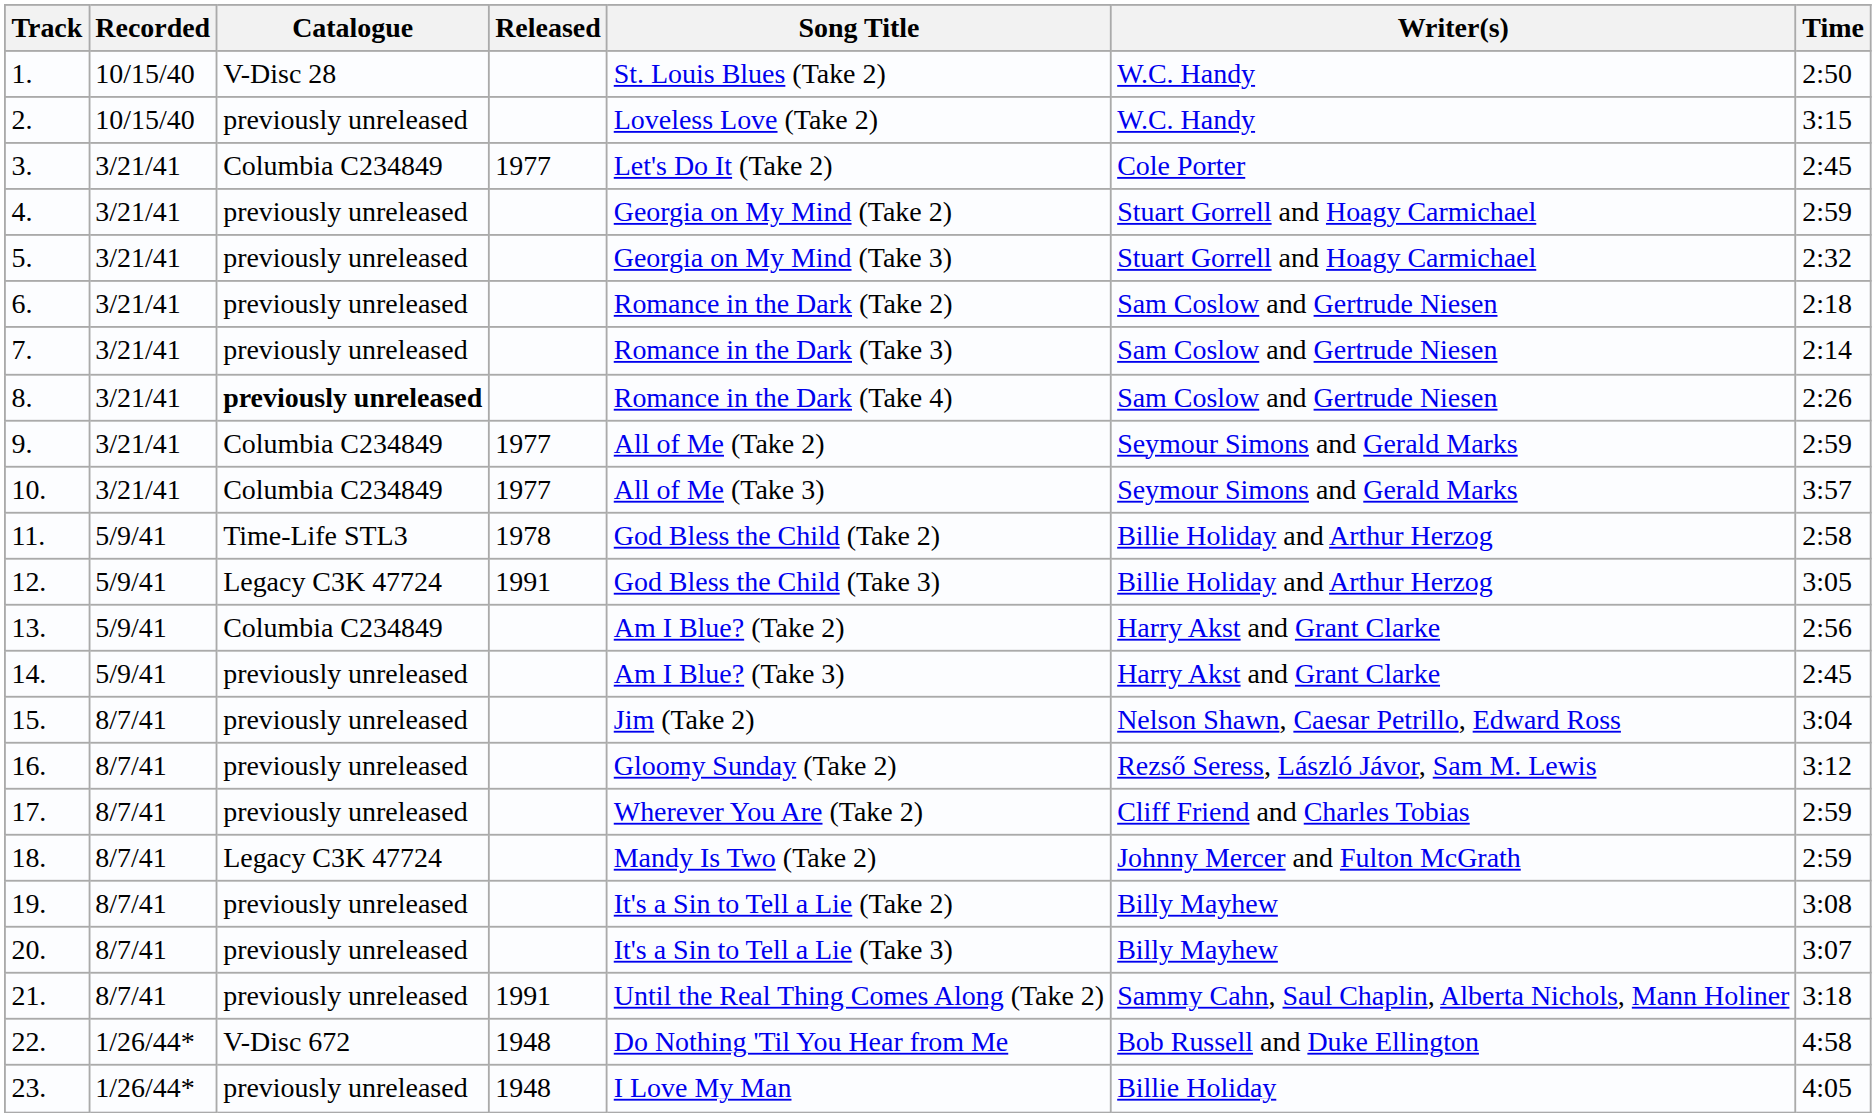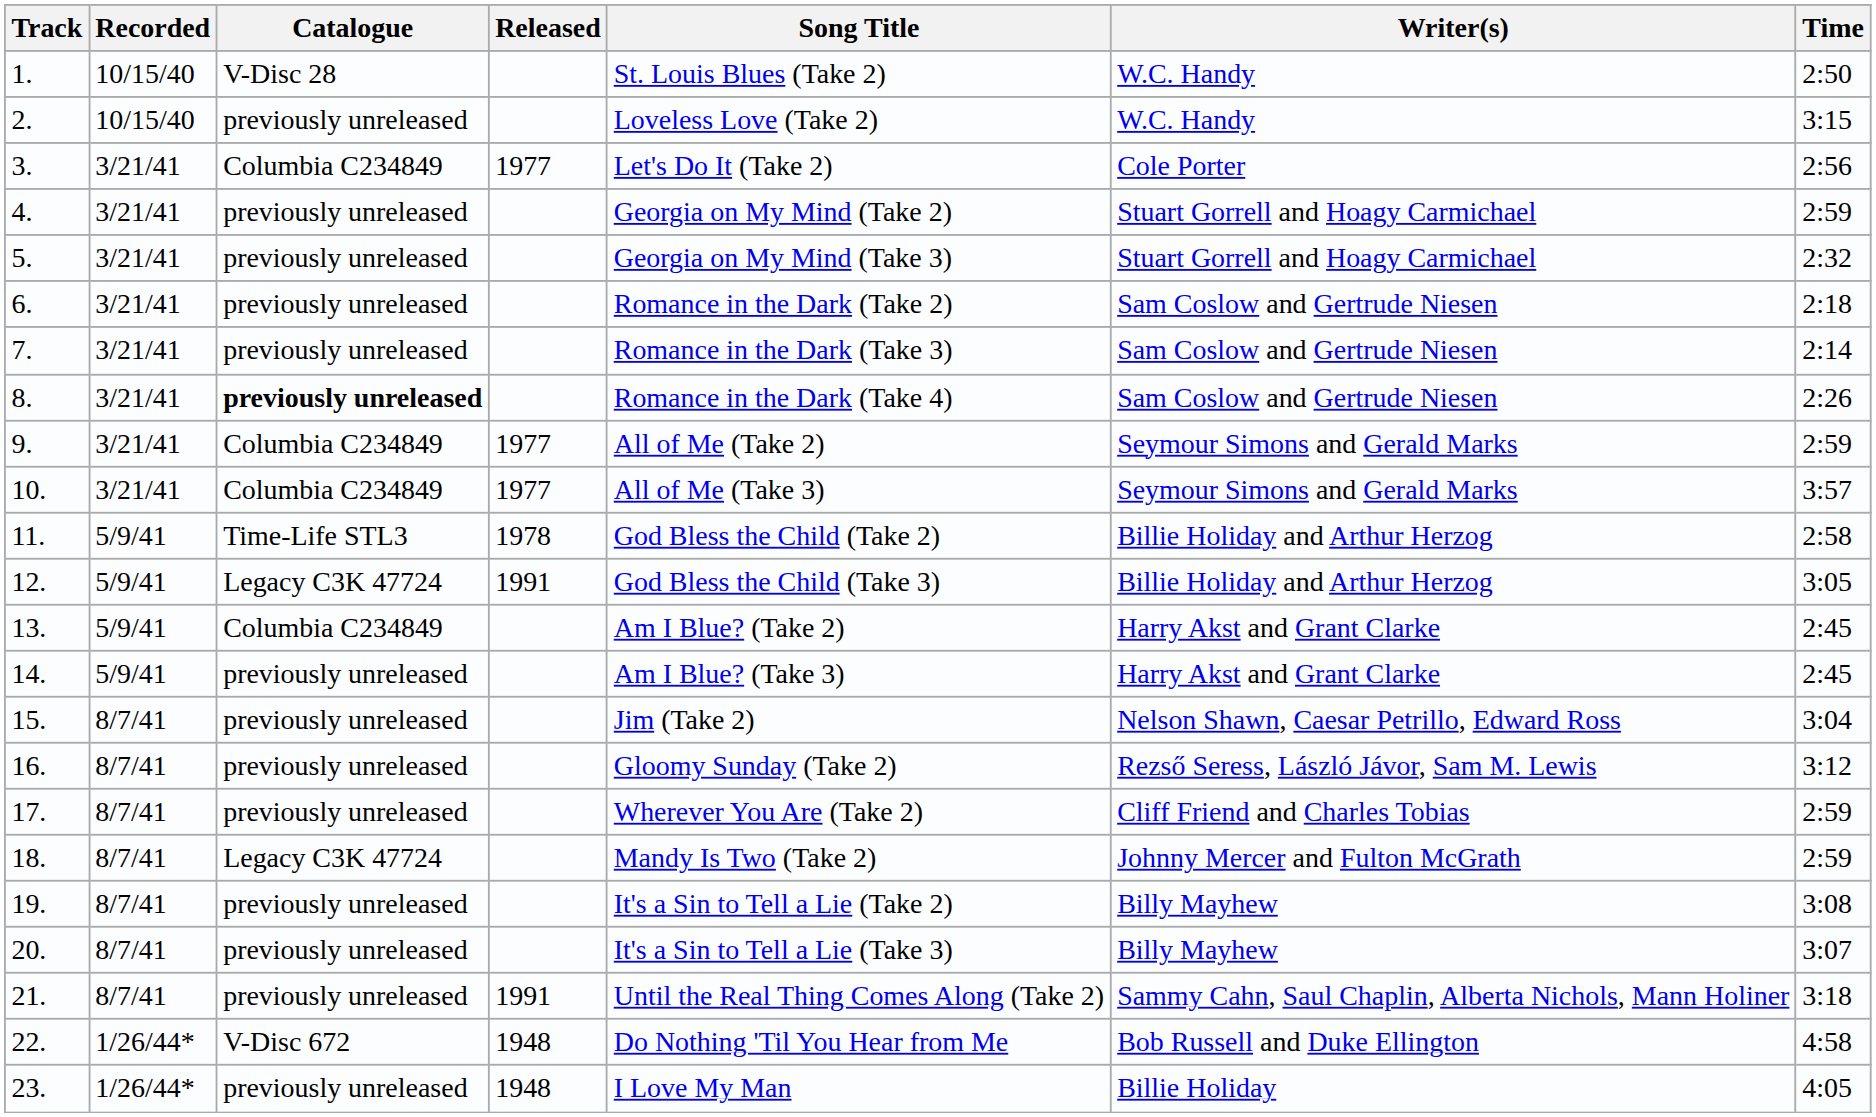(1827, 166) 2:45 -> (1827, 166) 2:56
(1827, 627) 2:56 -> (1827, 627) 2:45
